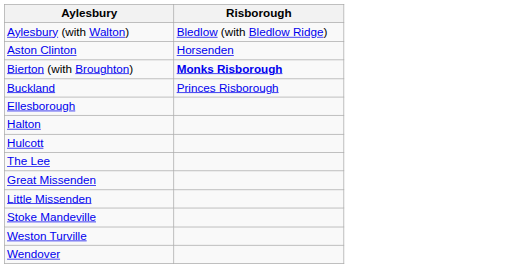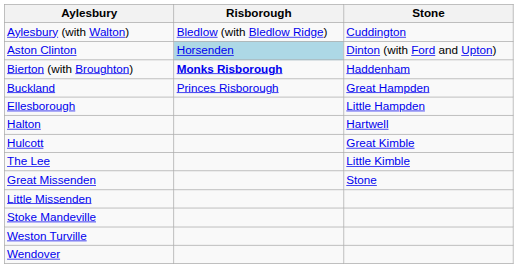+ column: (428, 13)
(205, 50) no background -> (205, 50) lightblue background
